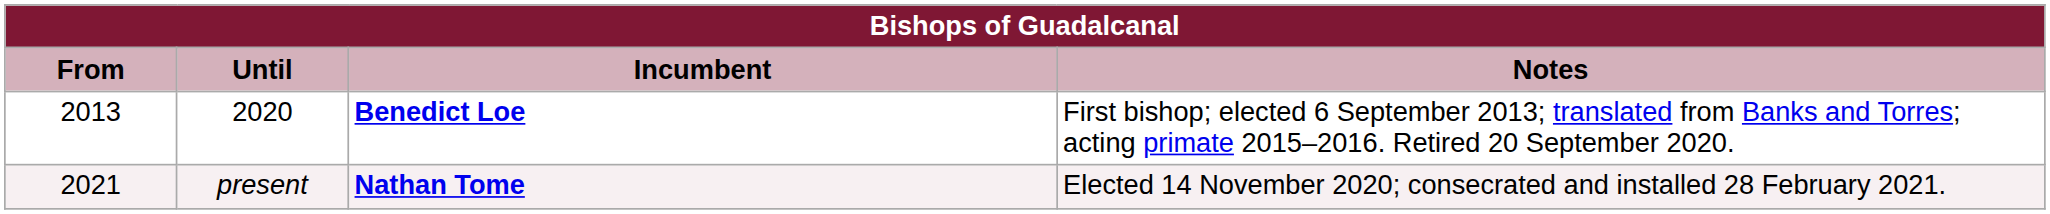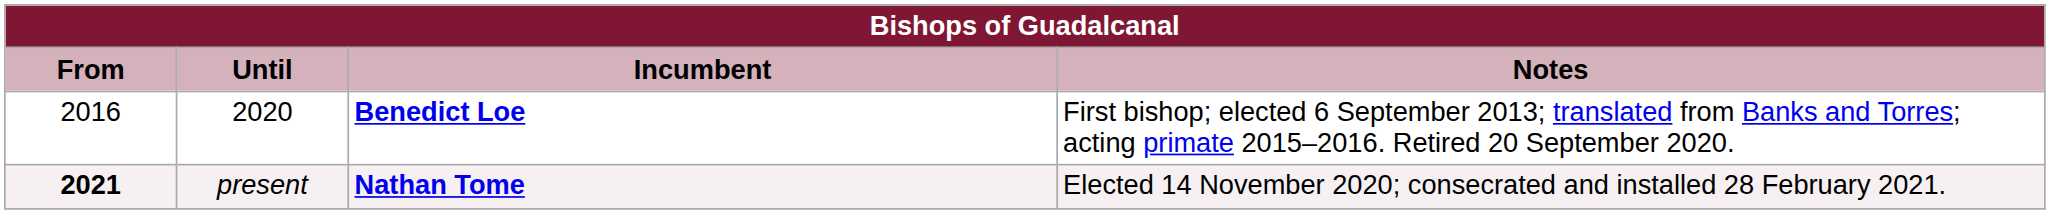(91, 112) 2013 -> (91, 112) 2016
(91, 186) normal -> (91, 186) bold
